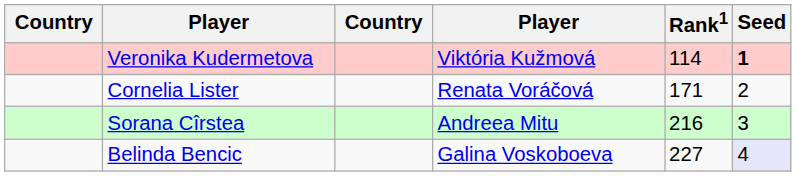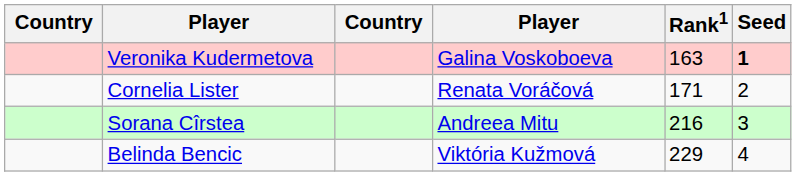(516, 58) Viktória Kužmová -> (525, 58) Galina Voskoboeva
(685, 58) 114 -> (686, 58) 163
(525, 155) Galina Voskoboeva -> (516, 155) Viktória Kužmová
(686, 155) 227 -> (686, 155) 229
(743, 155) lavender background -> (743, 155) no background
